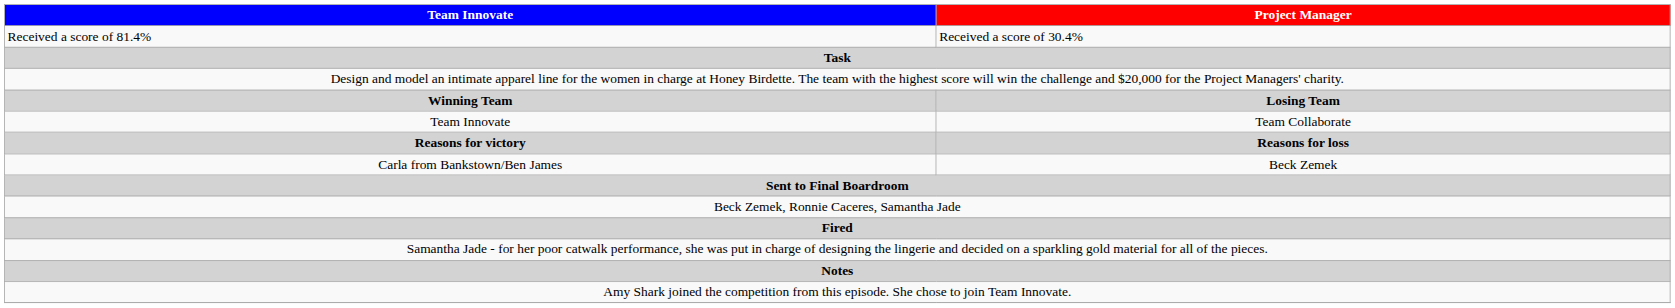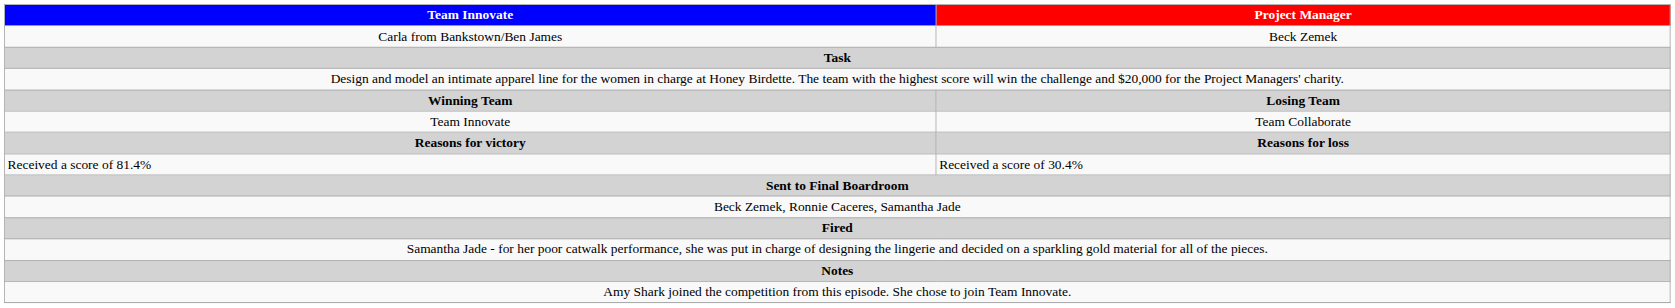rows swapped: (470, 164) <-> (79, 36)
